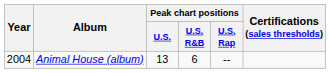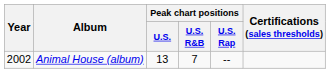(19, 59) 2004 -> (19, 59) 2002
(195, 59) 6 -> (195, 59) 7
